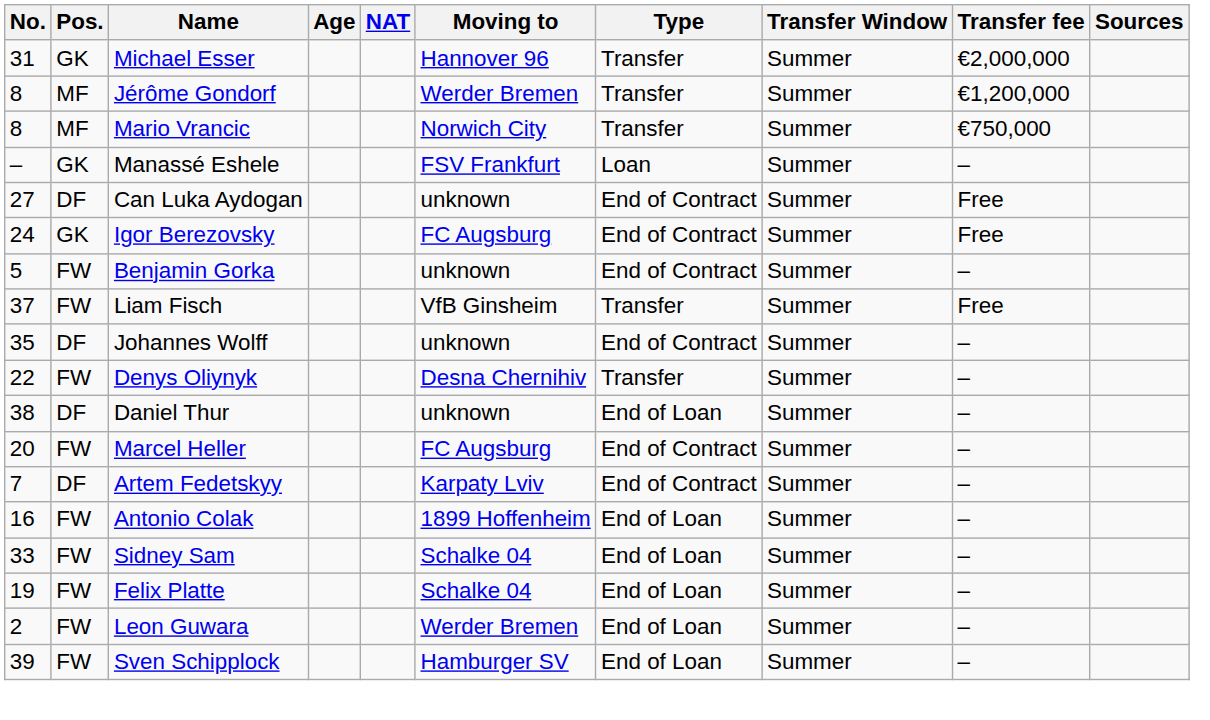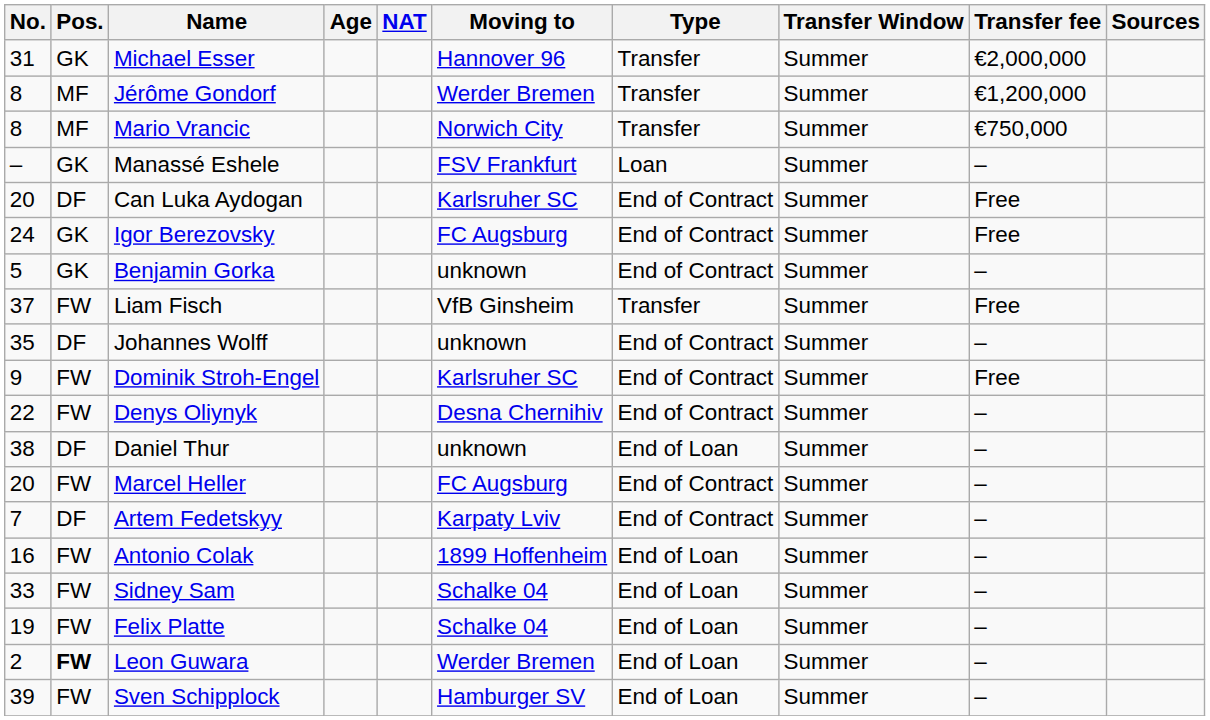(22, 199) 27 -> (22, 199) 20
(465, 199) unknown -> (507, 199) Karlsruher SC
(74, 270) FW -> (72, 270) GK
+ row: (217, 377)
(642, 377) Transfer -> (695, 413) End of Contract
(74, 626) normal -> (74, 661) bold
